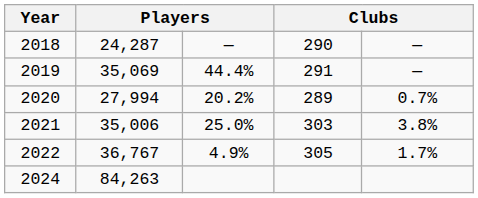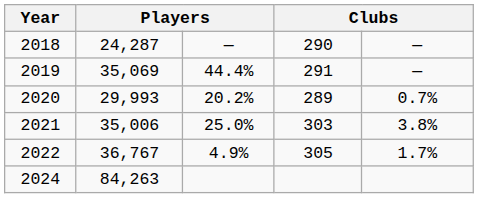(130, 99) 27,994 -> (130, 99) 29,993
